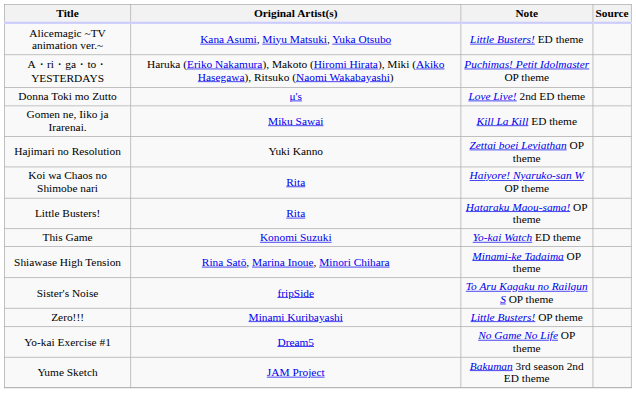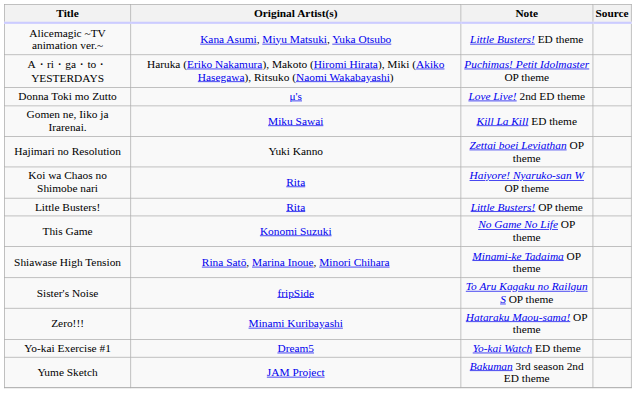(527, 213) Hataraku Maou-sama! OP theme -> (527, 207) Little Busters! OP theme
(527, 237) Yo-kai Watch ED theme -> (527, 231) No Game No Life OP theme
(527, 317) Little Busters! OP theme -> (527, 323) Hataraku Maou-sama! OP theme
(527, 341) No Game No Life OP theme -> (527, 348) Yo-kai Watch ED theme
